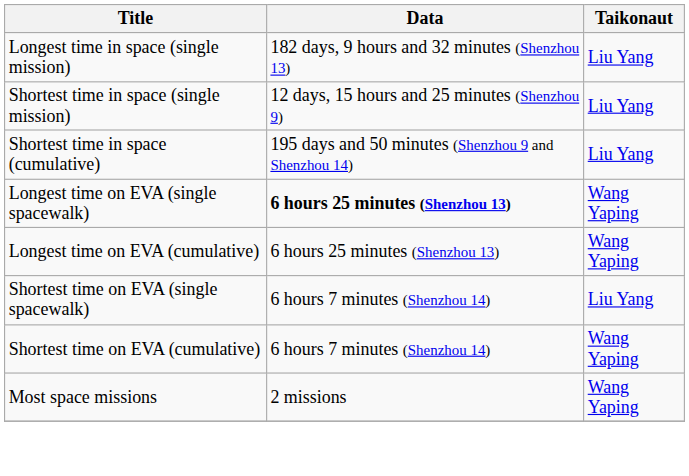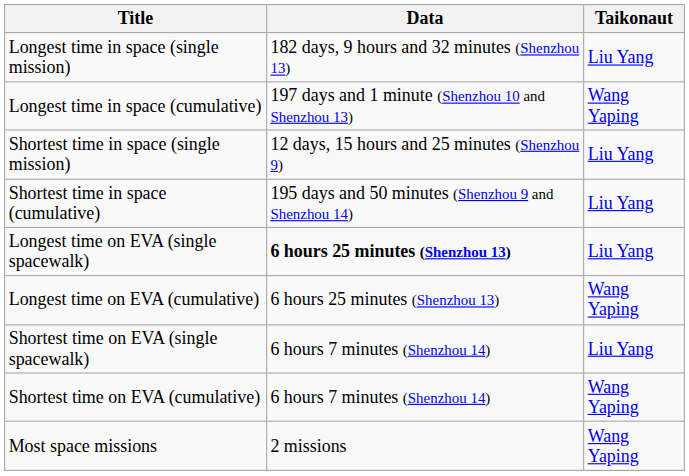+ row: (135, 105)
(613, 202) Wang Yaping -> (621, 251) Liu Yang
